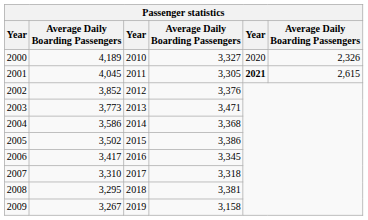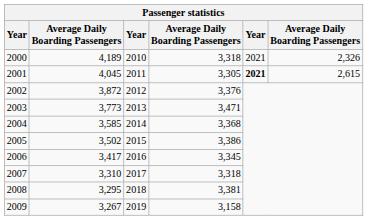(229, 57) 3,327 -> (229, 57) 3,318
(256, 57) 2020 -> (256, 57) 2021
(110, 90) 3,852 -> (110, 90) 3,872
(110, 123) 3,586 -> (110, 123) 3,585
